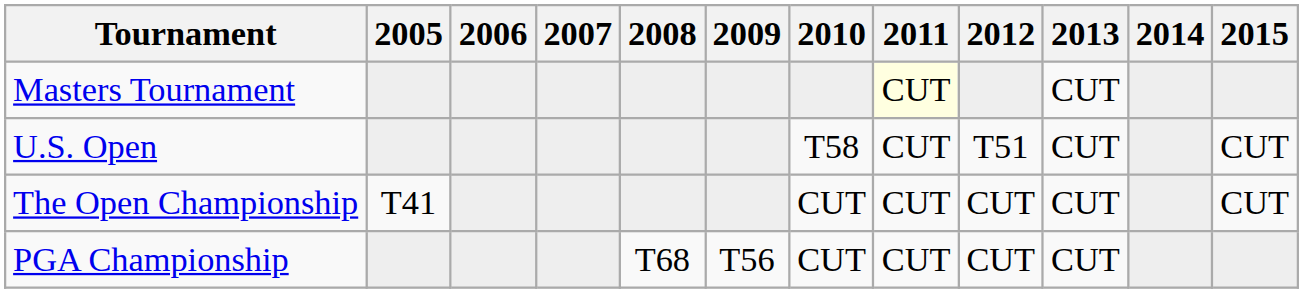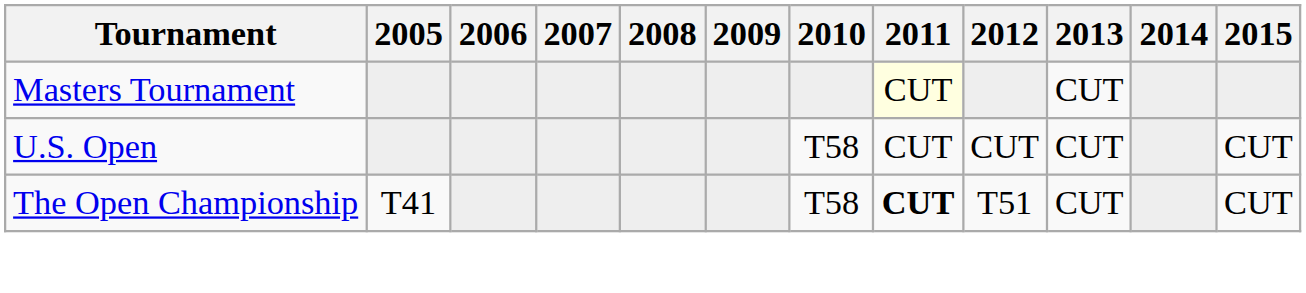(1001, 146) T51 -> (1005, 146) CUT
(832, 202) CUT -> (832, 202) T58
(916, 202) normal -> (918, 202) bold
(1001, 202) CUT -> (1005, 202) T51
- row: (151, 259)
